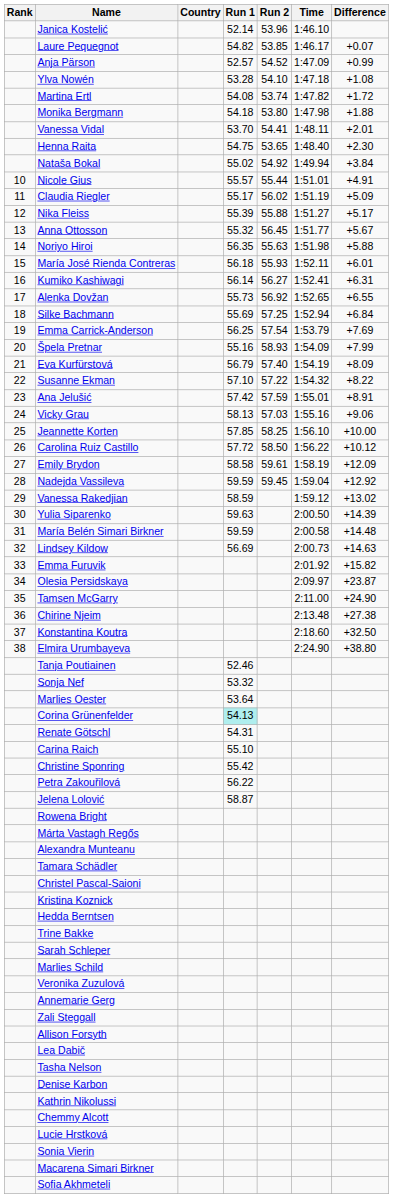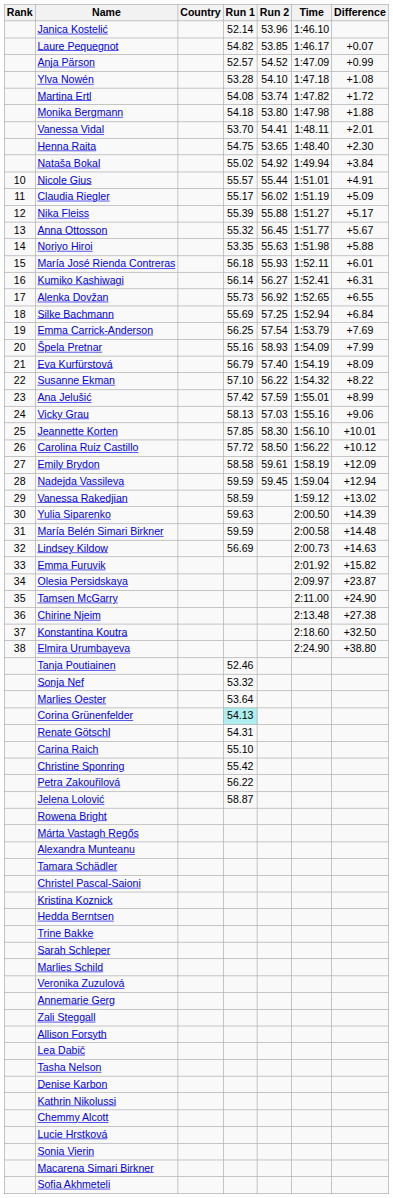(240, 247) 56.35 -> (240, 247) 53.35
(274, 381) 57.22 -> (274, 381) 56.22
(360, 398) +8.91 -> (360, 398) +8.99
(274, 431) 58.25 -> (274, 431) 58.30
(360, 431) +10.00 -> (360, 431) +10.01
(360, 481) +12.92 -> (360, 481) +12.94
